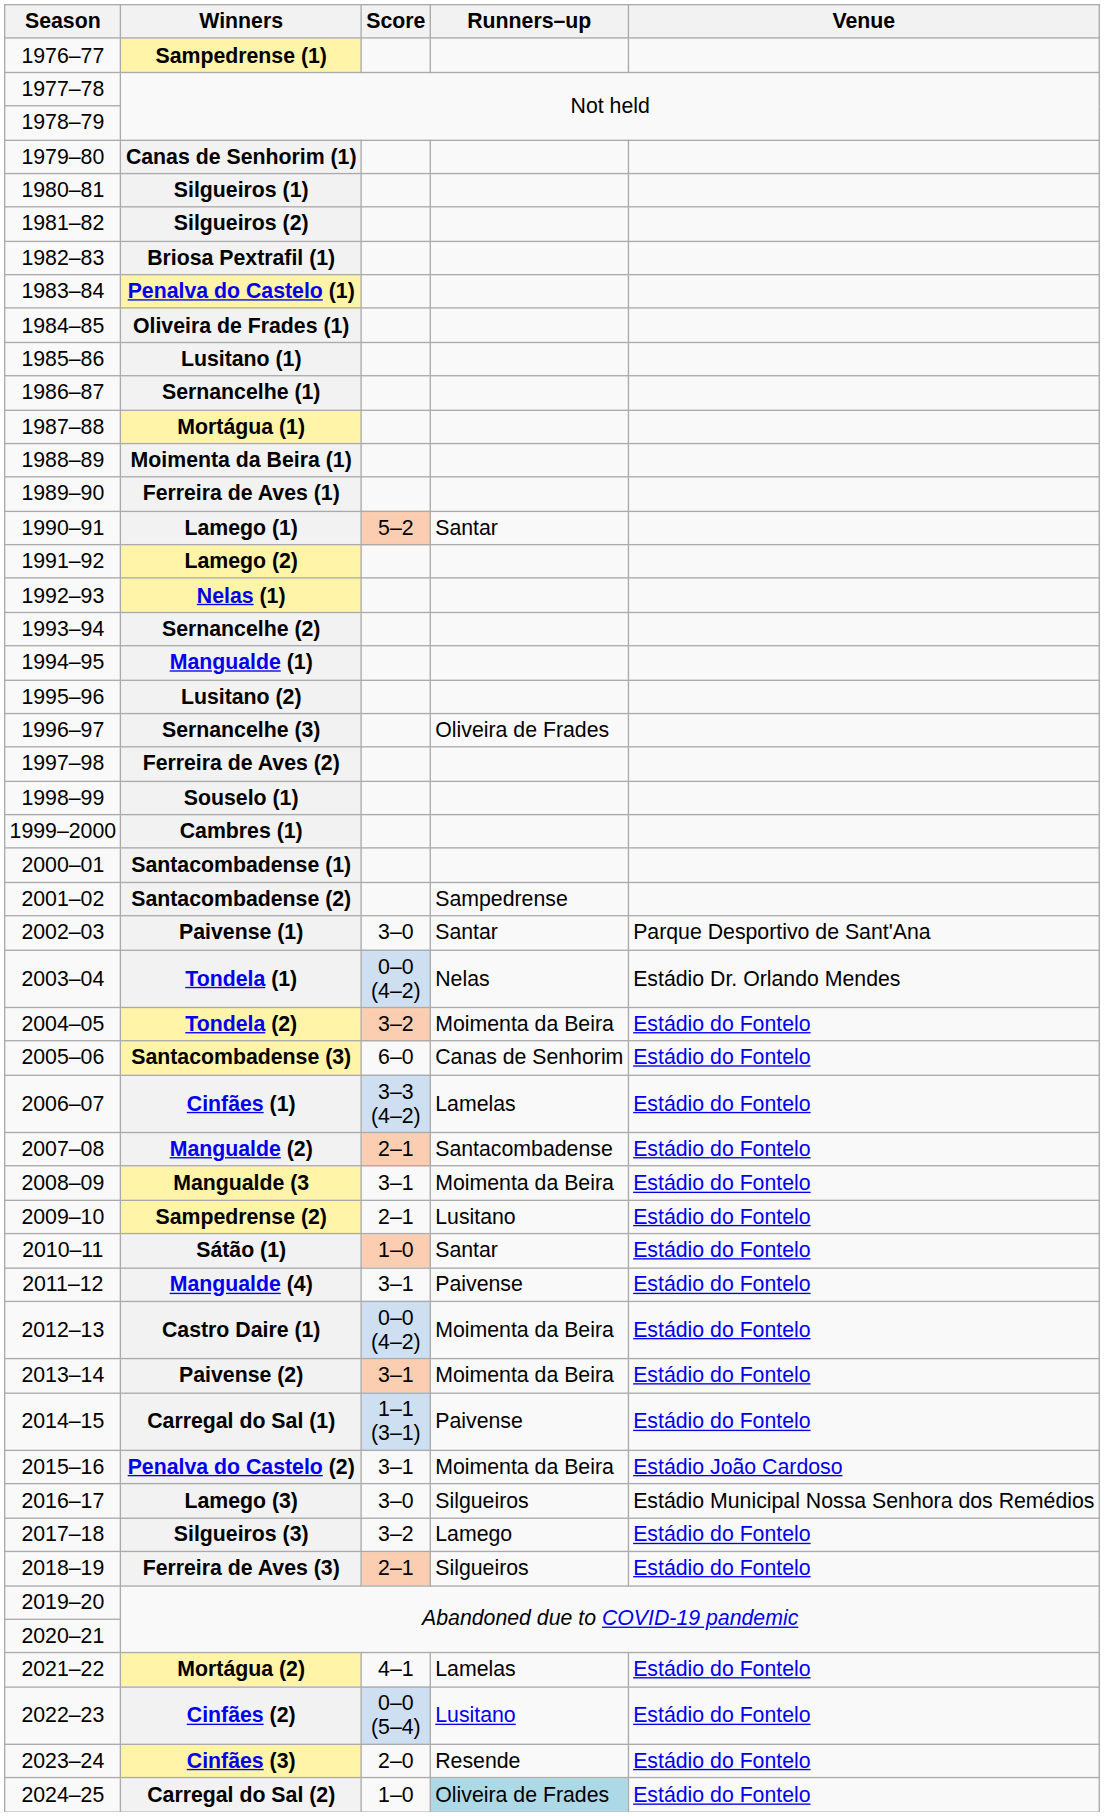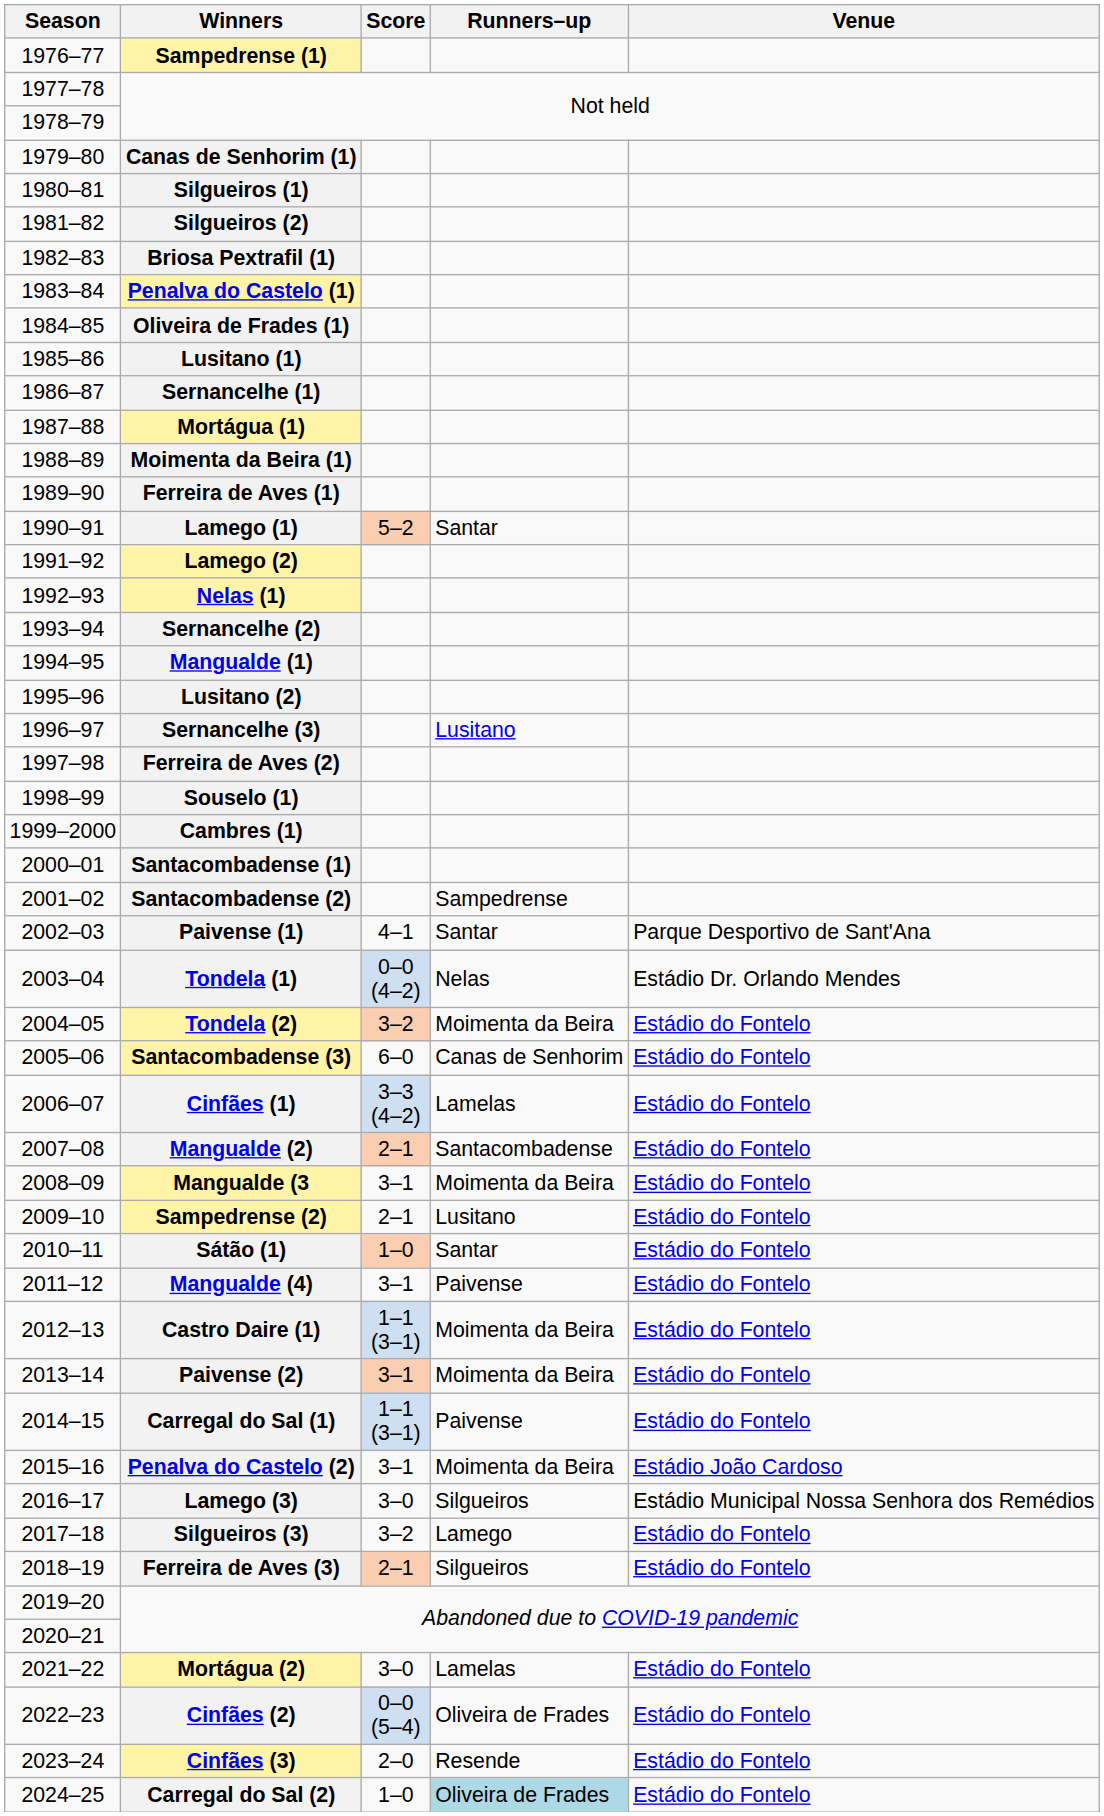(522, 730) Oliveira de Frades -> (475, 730) Lusitano
(396, 932) 3–0 -> (396, 932) 4–1
(396, 1329) 0–0 (4–2) -> (396, 1329) 1–1 (3–1)
(396, 1669) 4–1 -> (396, 1669) 3–0
(475, 1715) Lusitano -> (522, 1715) Oliveira de Frades
